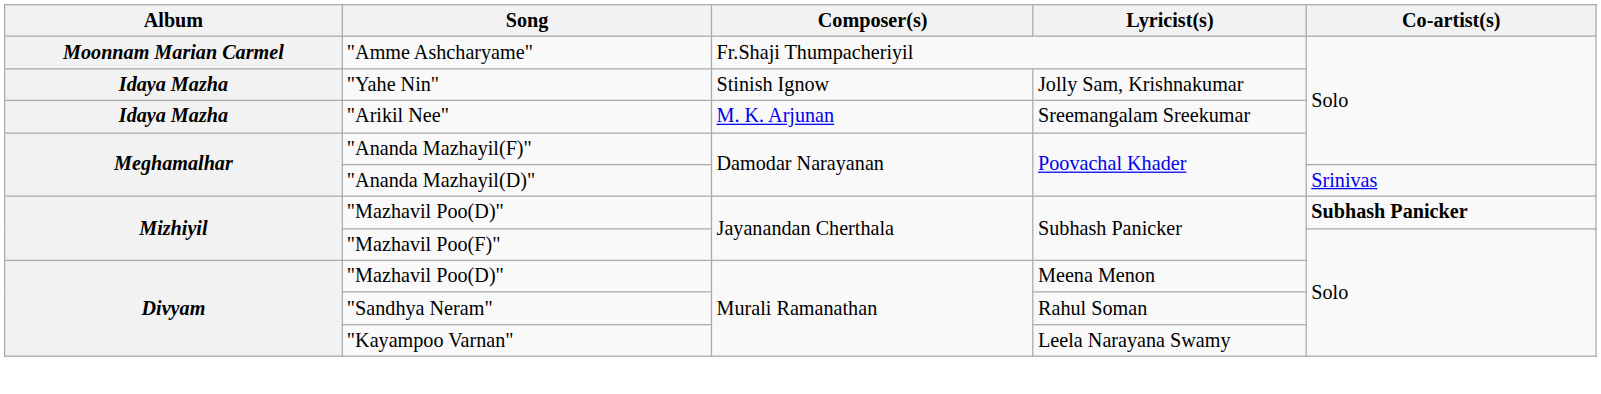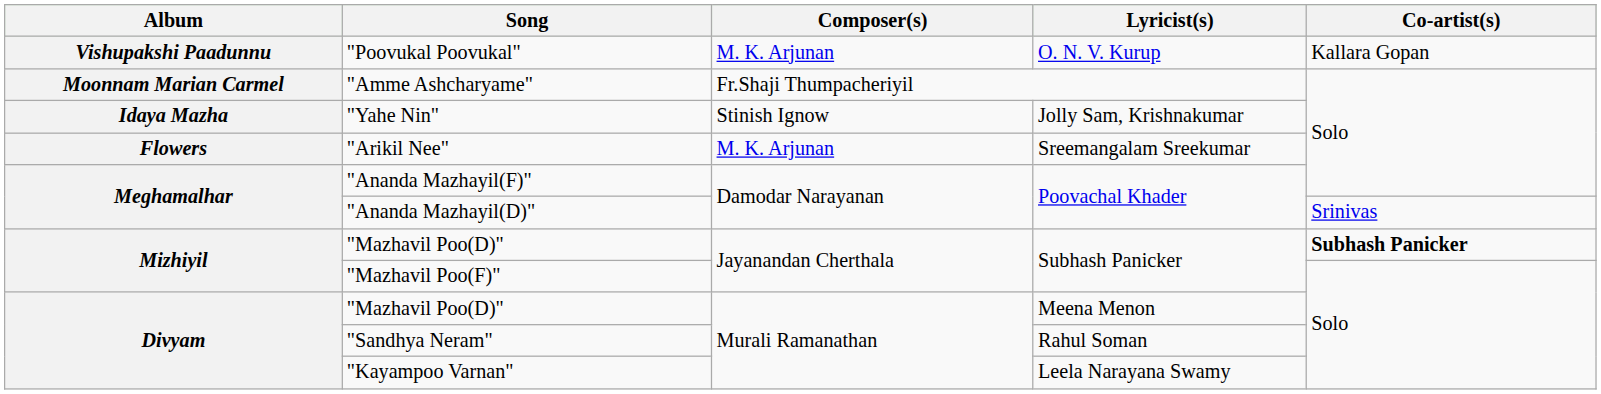+ row: (434, 52)
(173, 116) Idaya Mazha -> (173, 148) Flowers
